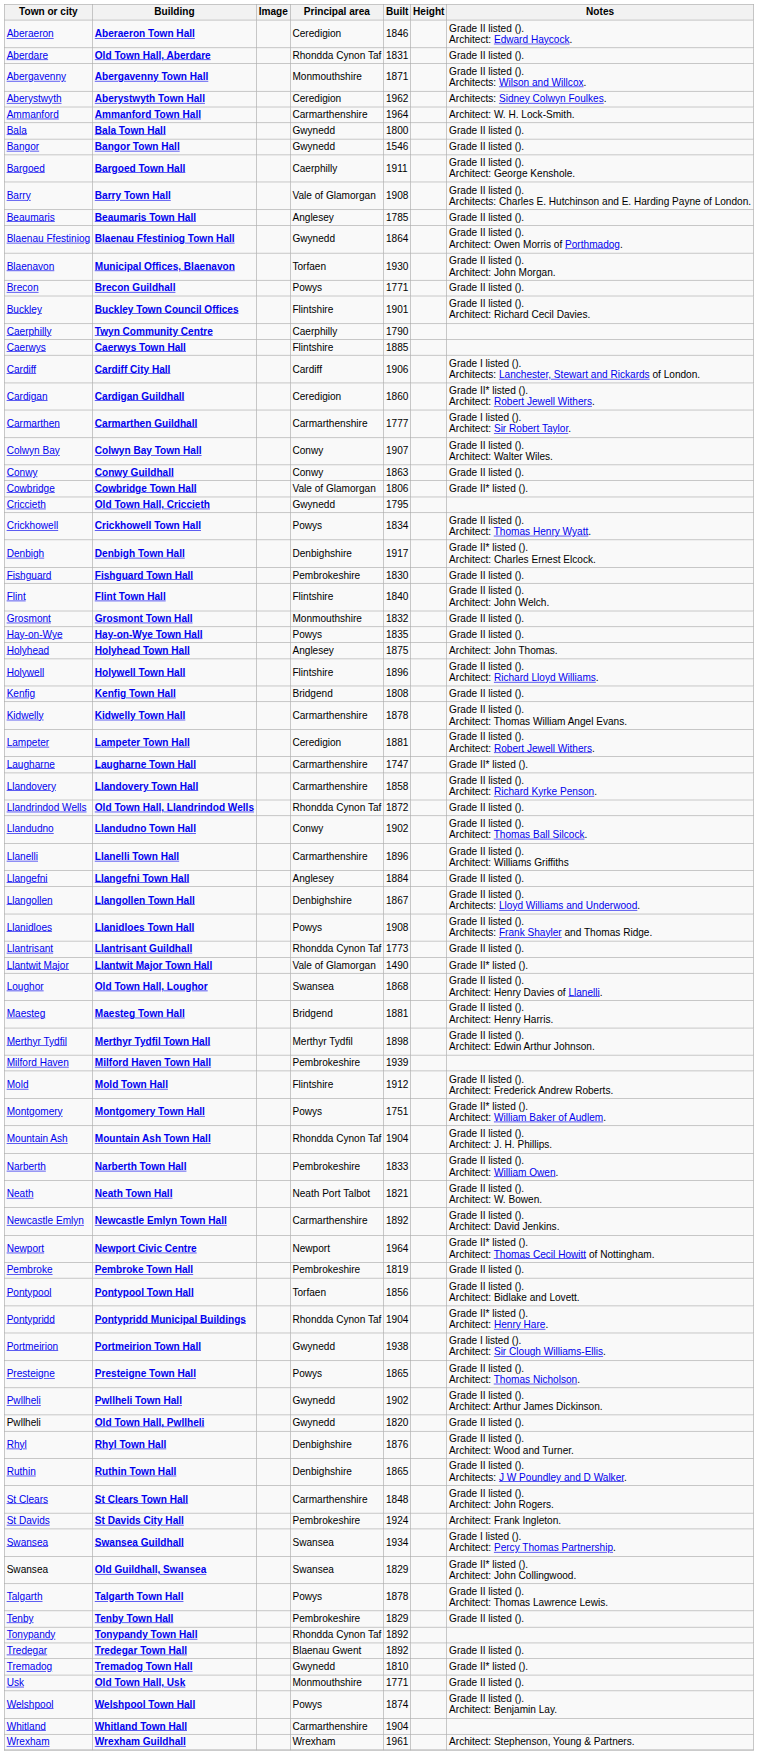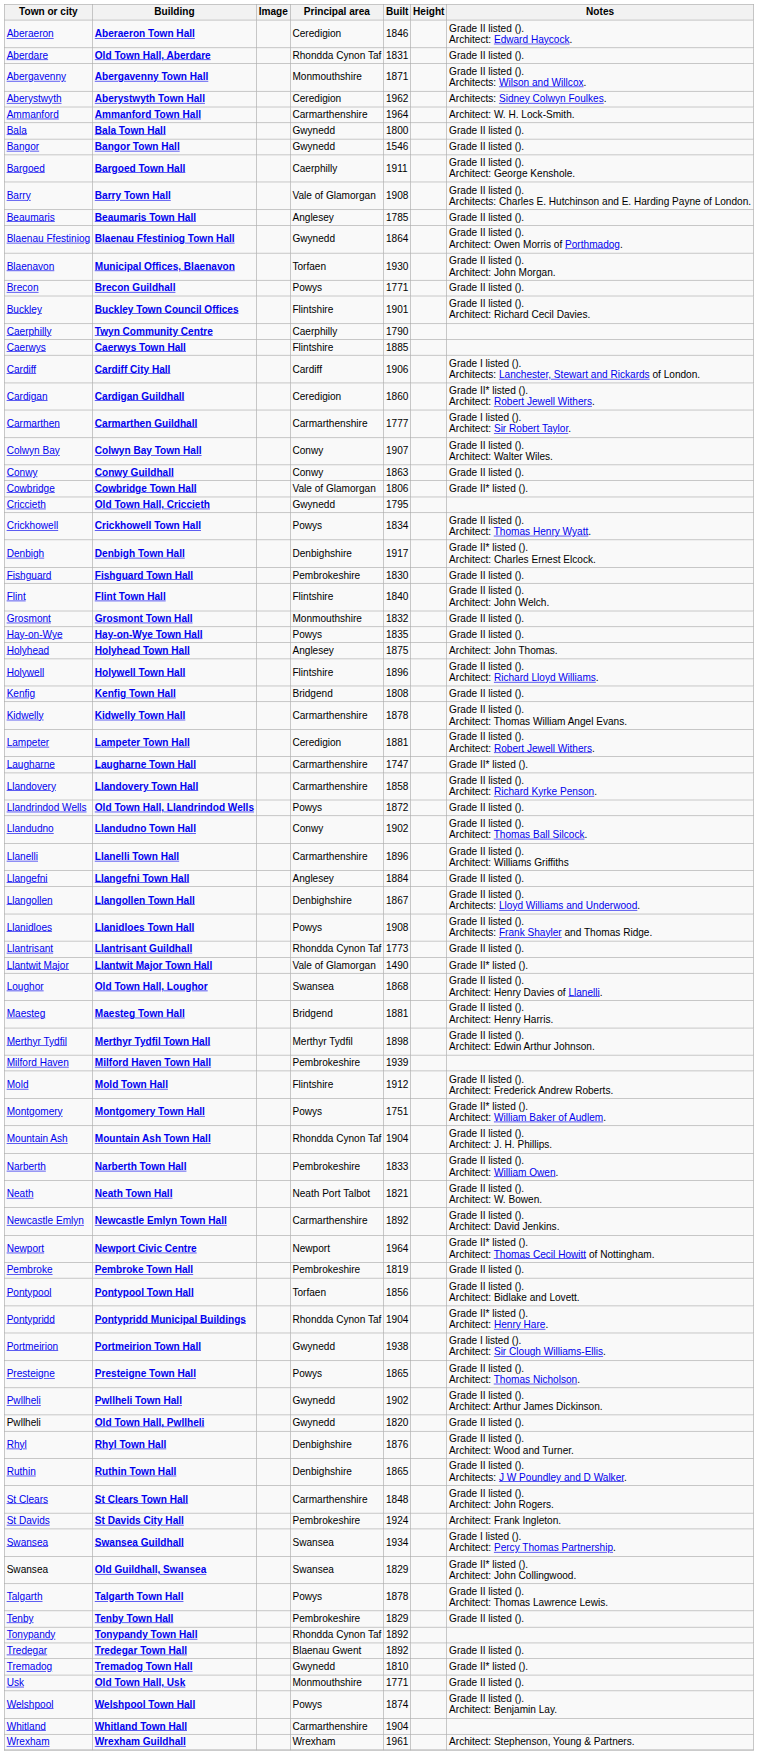(337, 808) Rhondda Cynon Taf -> (307, 808) Powys
